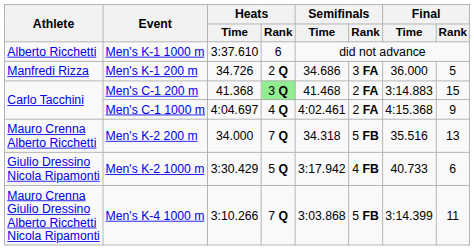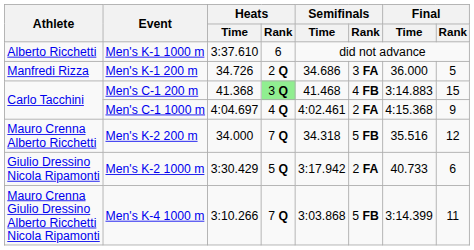(365, 91) 2 FA -> (365, 91) 4 FB
(453, 136) 13 -> (453, 136) 12
(365, 169) 4 FB -> (365, 169) 2 FA
